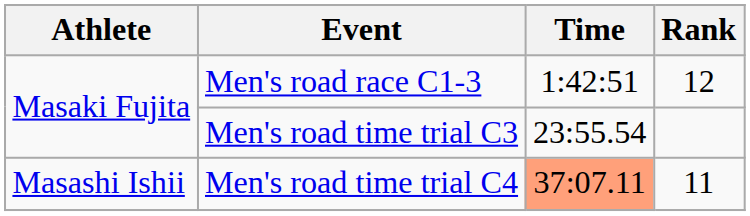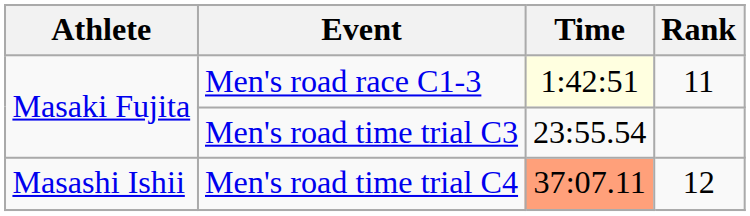(590, 81) no background -> (590, 81) lightyellow background
(699, 81) 12 -> (699, 81) 11
(699, 183) 11 -> (699, 183) 12
